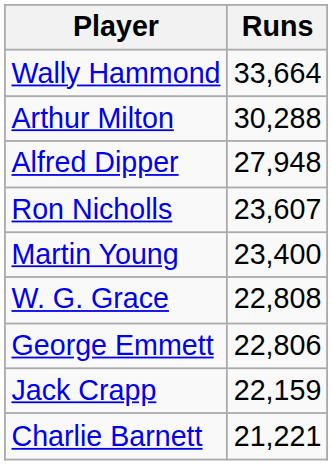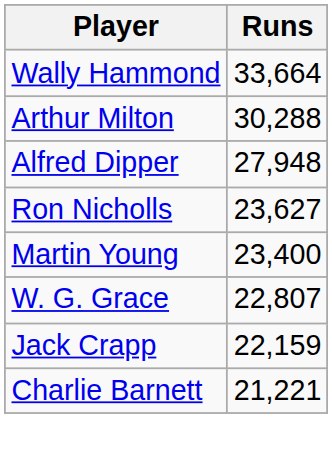(278, 208) 23,607 -> (278, 208) 23,627
(278, 299) 22,808 -> (278, 299) 22,807
- row: (113, 345)
